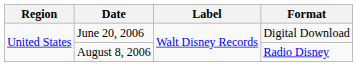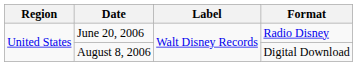(307, 33) Digital Download -> (296, 33) Radio Disney
(296, 52) Radio Disney -> (307, 52) Digital Download
